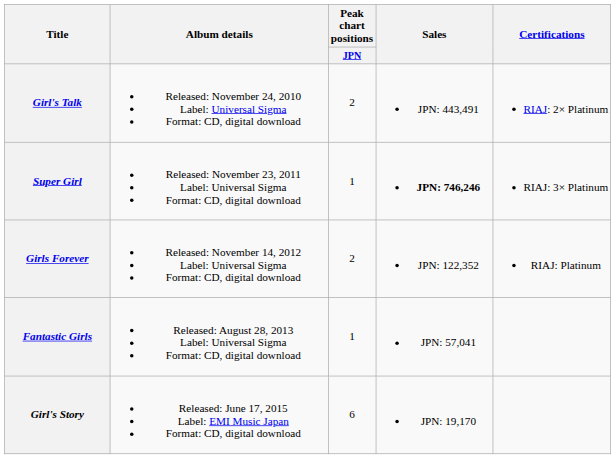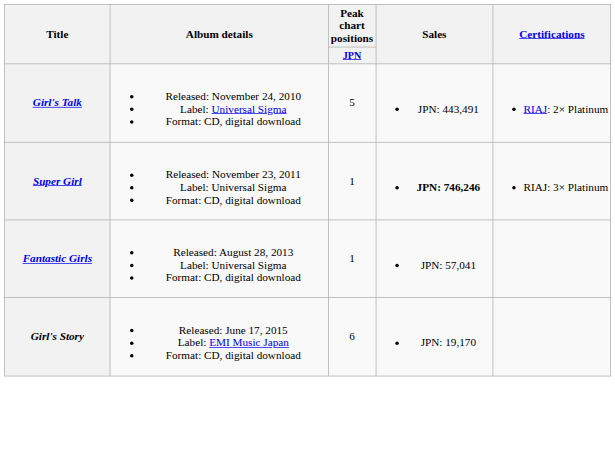(352, 103) 2 -> (352, 103) 5
- row: (57, 258)
